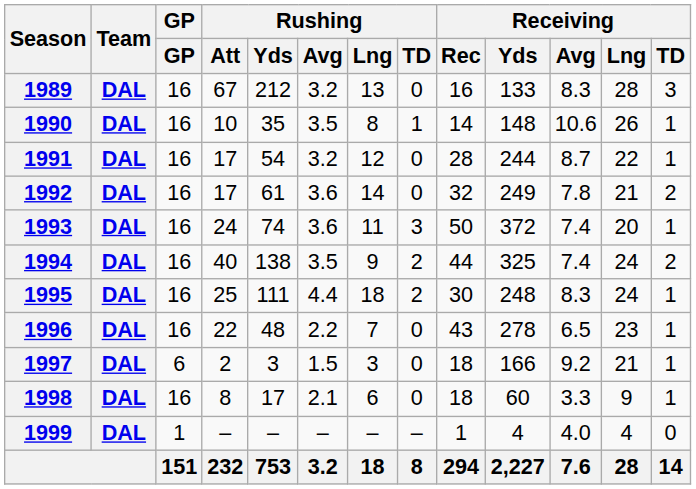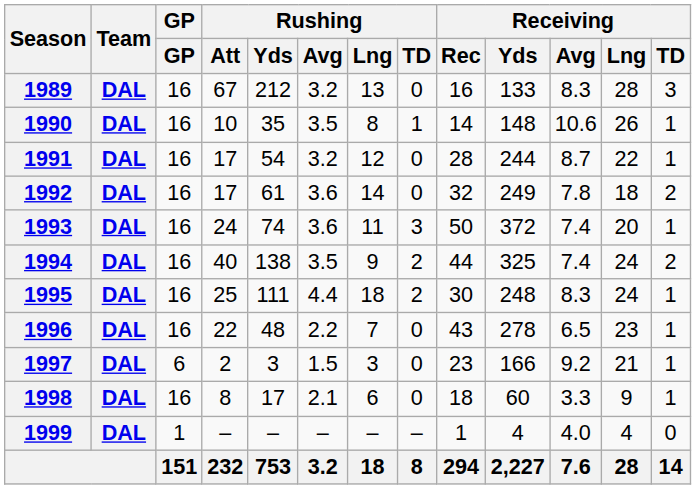(626, 192) 21 -> (626, 192) 18
(461, 364) 18 -> (461, 364) 23
